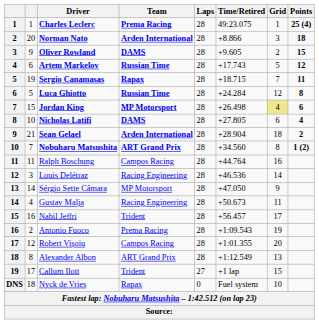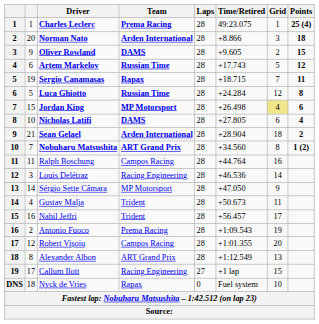(154, 202) Racing Engineering -> (133, 202) Trident
(133, 270) Trident -> (154, 270) Racing Engineering
